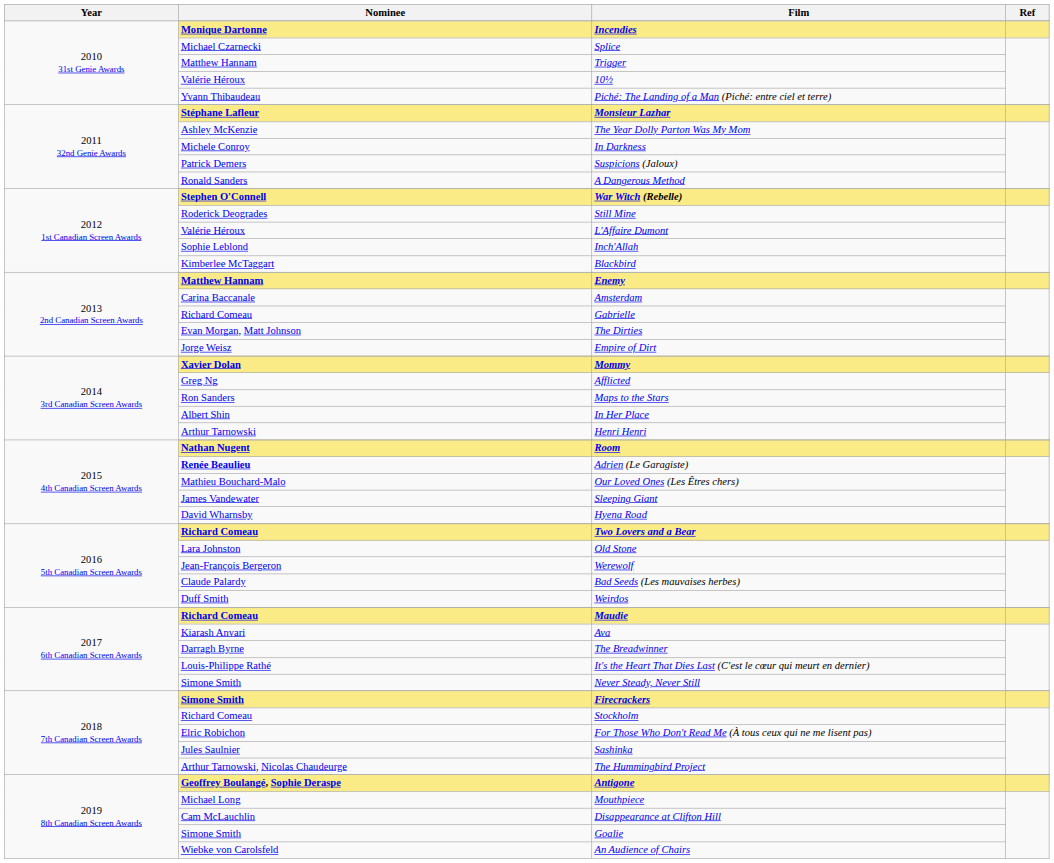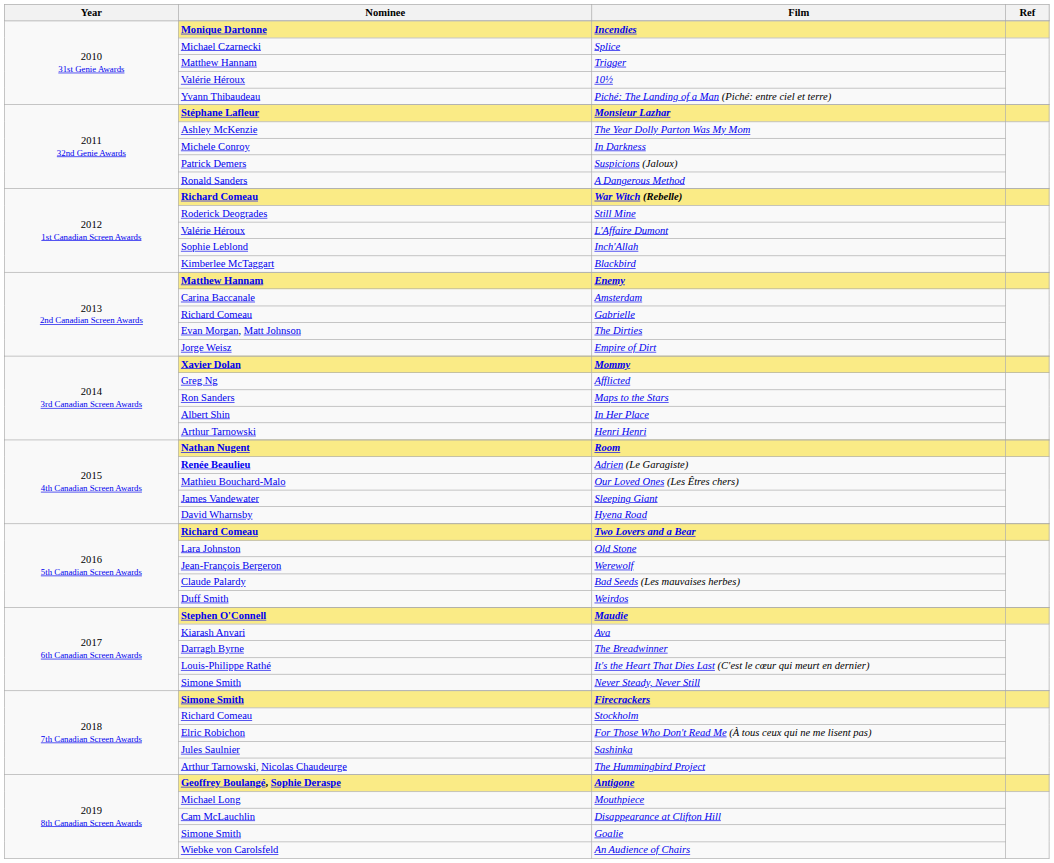(224, 197) Stephen O'Connell -> (219, 197) Richard Comeau
(219, 615) Richard Comeau -> (224, 615) Stephen O'Connell
